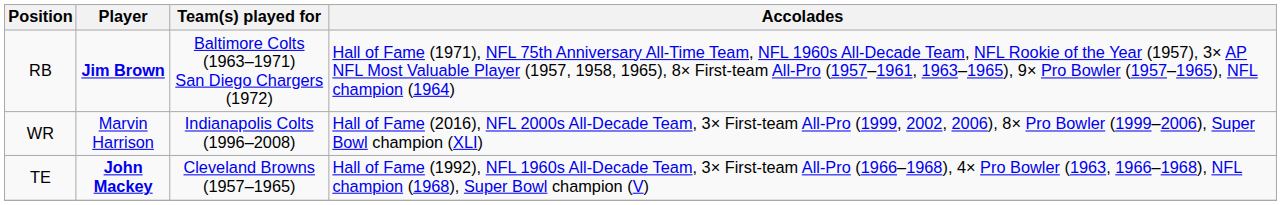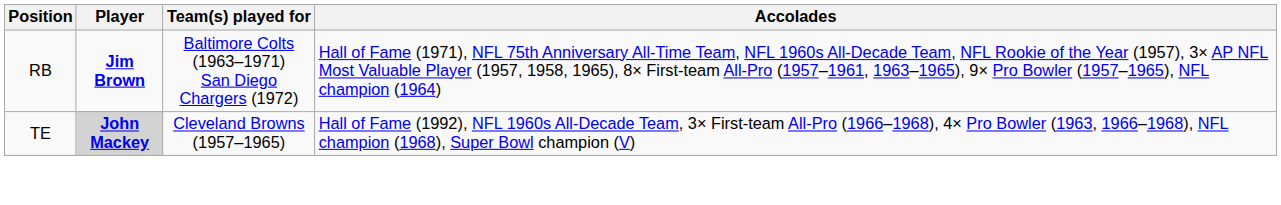- row: (40, 133)
(123, 177) no background -> (120, 133) lightgrey background
